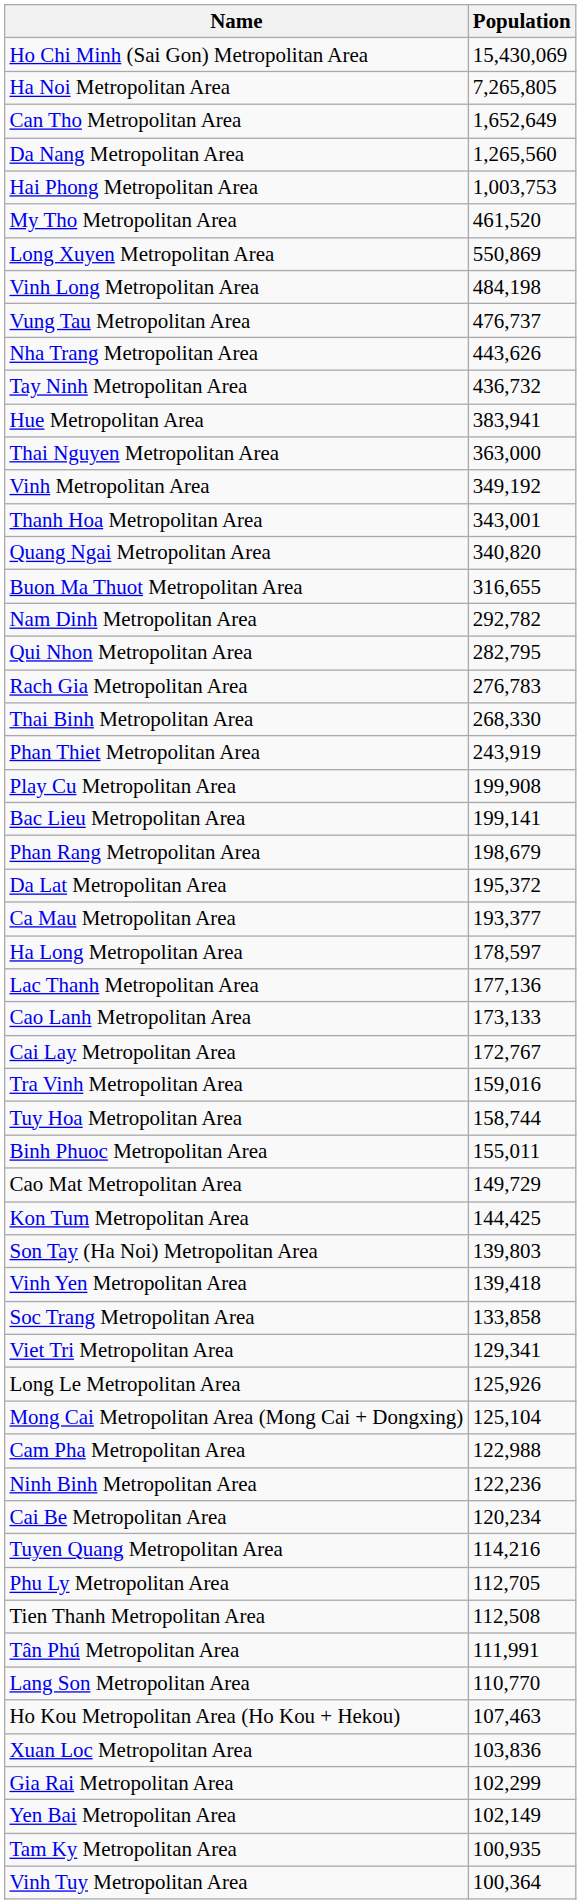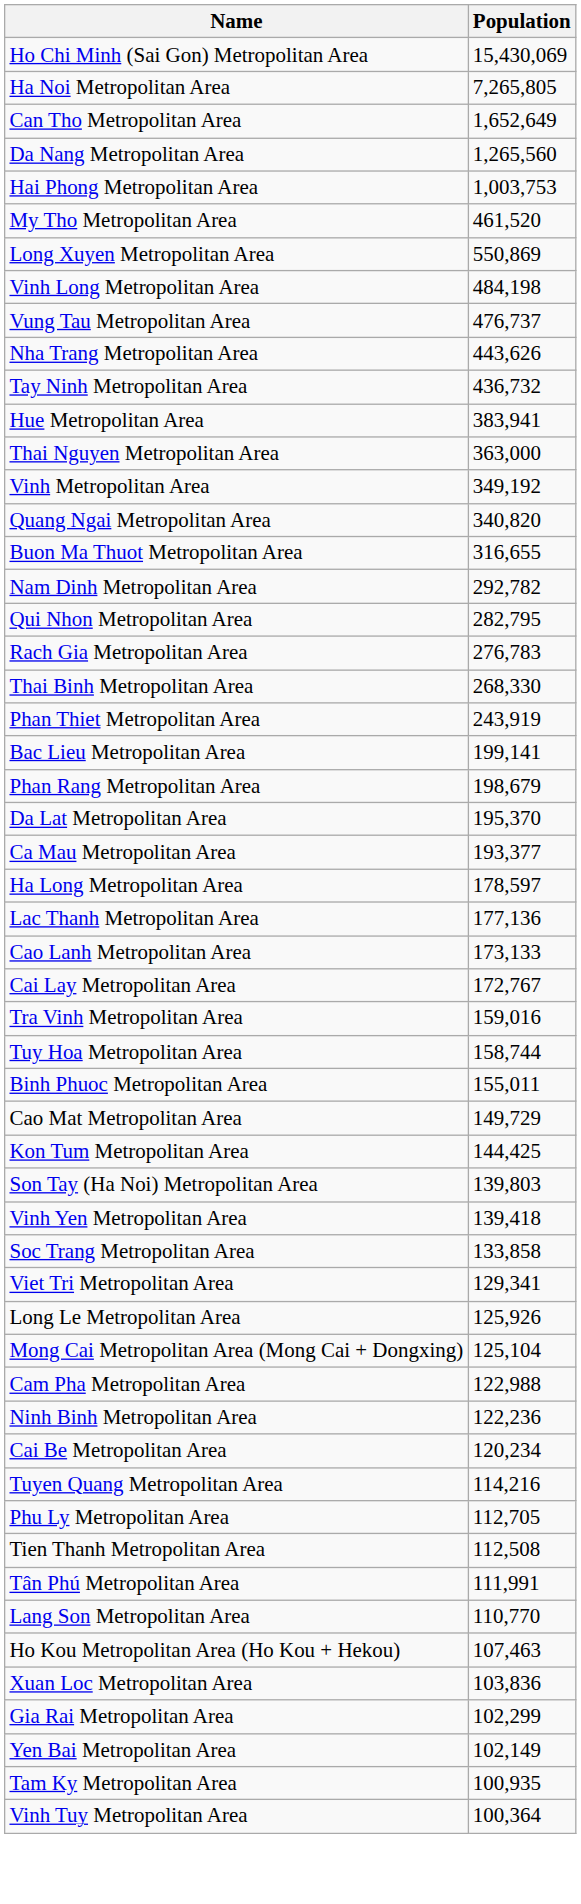- row: (136, 519)
- row: (123, 785)
(507, 885) 195,372 -> (507, 818) 195,370
